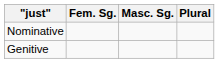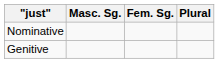columns swapped: (148, 13) <-> (93, 13)
